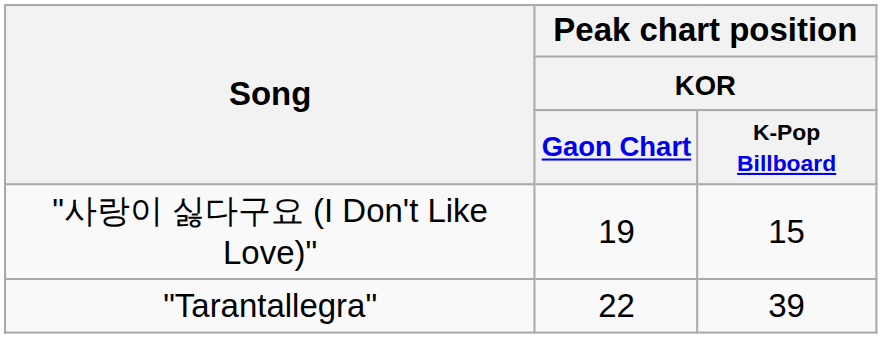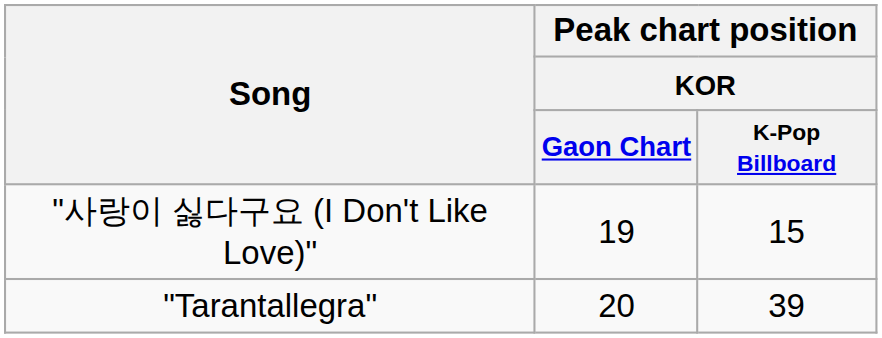(616, 305) 22 -> (616, 305) 20
